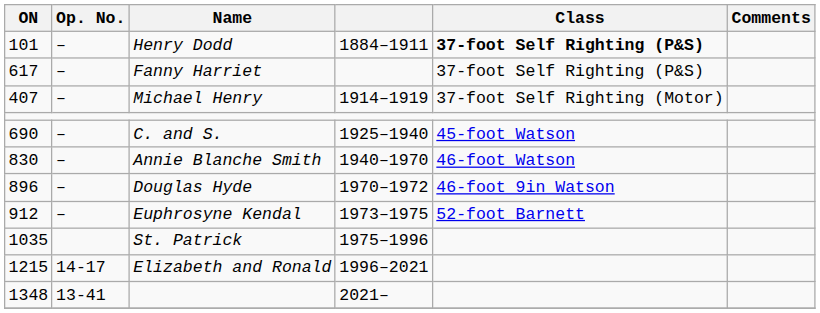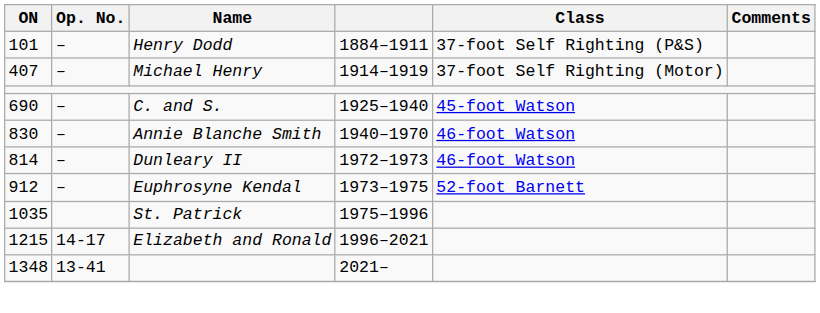(570, 45) bold -> (570, 45) normal
- row: (23, 72)
- row: (23, 187)
+ row: (23, 160)
